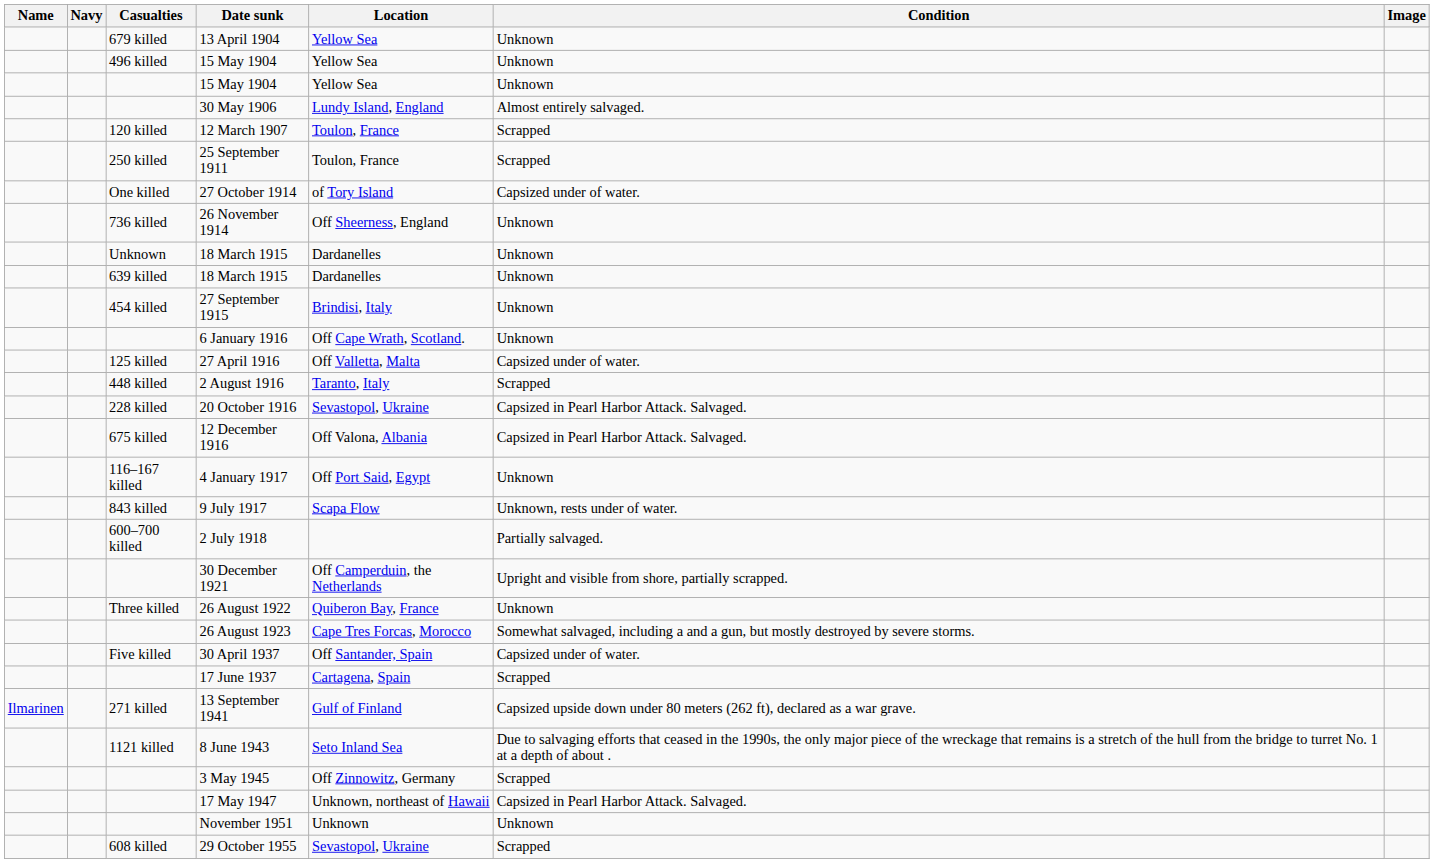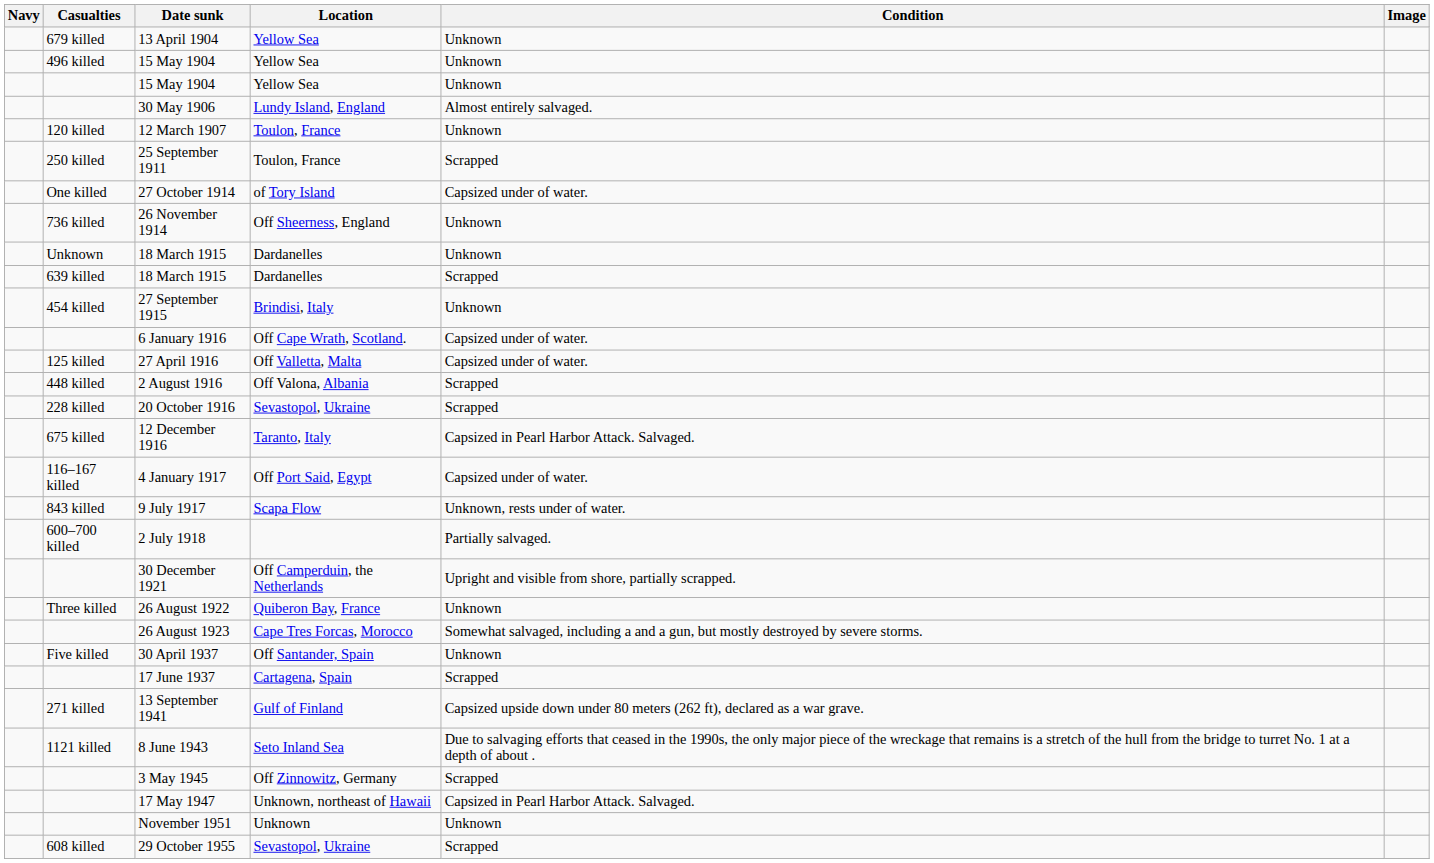- column: (36, 15)
(523, 130) Scrapped -> (473, 130) Unknown
(525, 276) Unknown -> (471, 276) Scrapped
(525, 338) Unknown -> (516, 338) Capsized under of water.
(351, 384) Taranto, Italy -> (311, 384) Off Valona, Albania
(622, 407) Capsized in Pearl Harbor Attack. Salvaged. -> (471, 407) Scrapped
(370, 438) Off Valona, Albania -> (292, 438) Taranto, Italy
(525, 477) Unknown -> (516, 477) Capsized under of water.
(568, 654) Capsized under of water. -> (473, 654) Unknown
